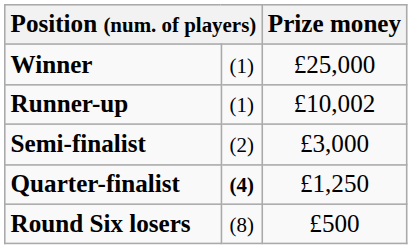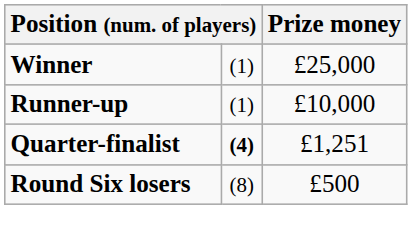(334, 104) £10,002 -> (334, 104) £10,000
- row: (78, 143)
(334, 183) £1,250 -> (334, 143) £1,251
